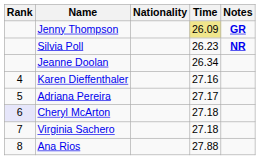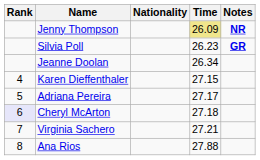(238, 29) GR -> (238, 29) NR
(238, 46) NR -> (238, 46) GR
(205, 79) 27.16 -> (205, 79) 27.15
(205, 130) 27.18 -> (205, 130) 27.21
